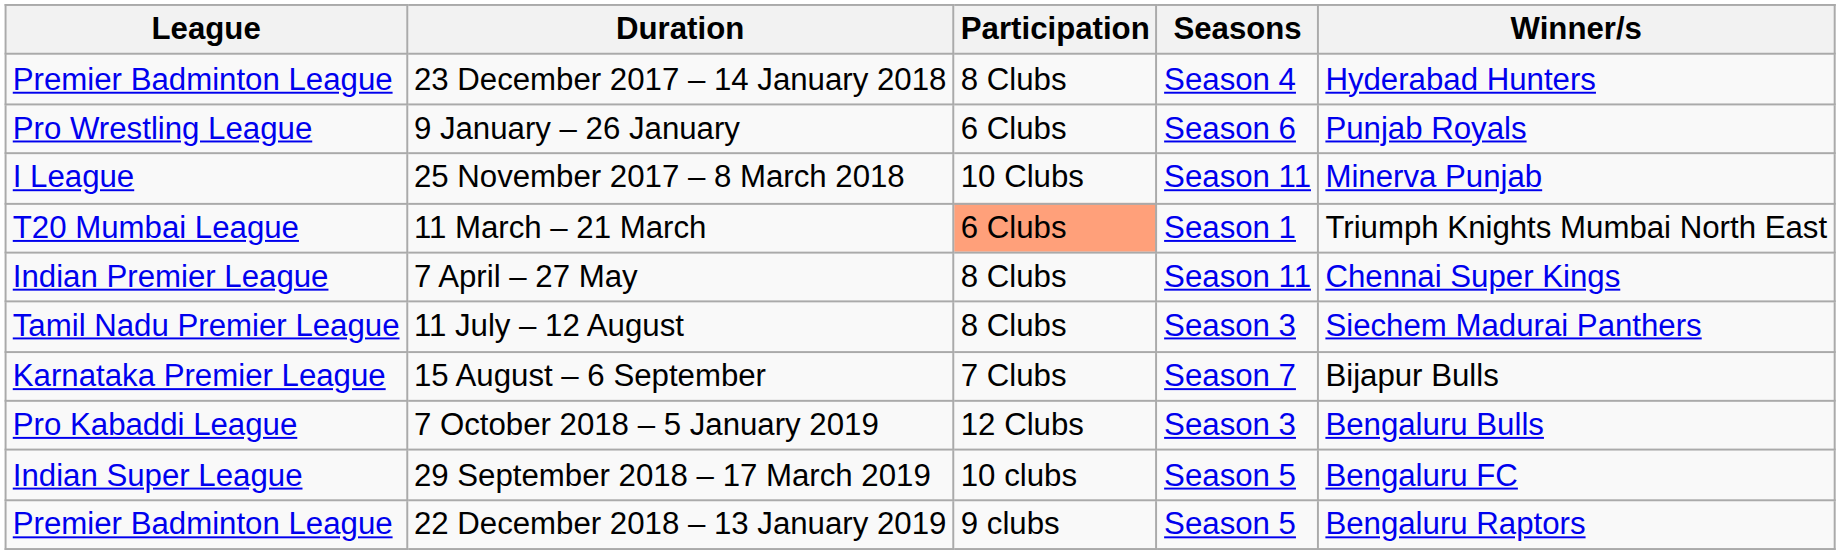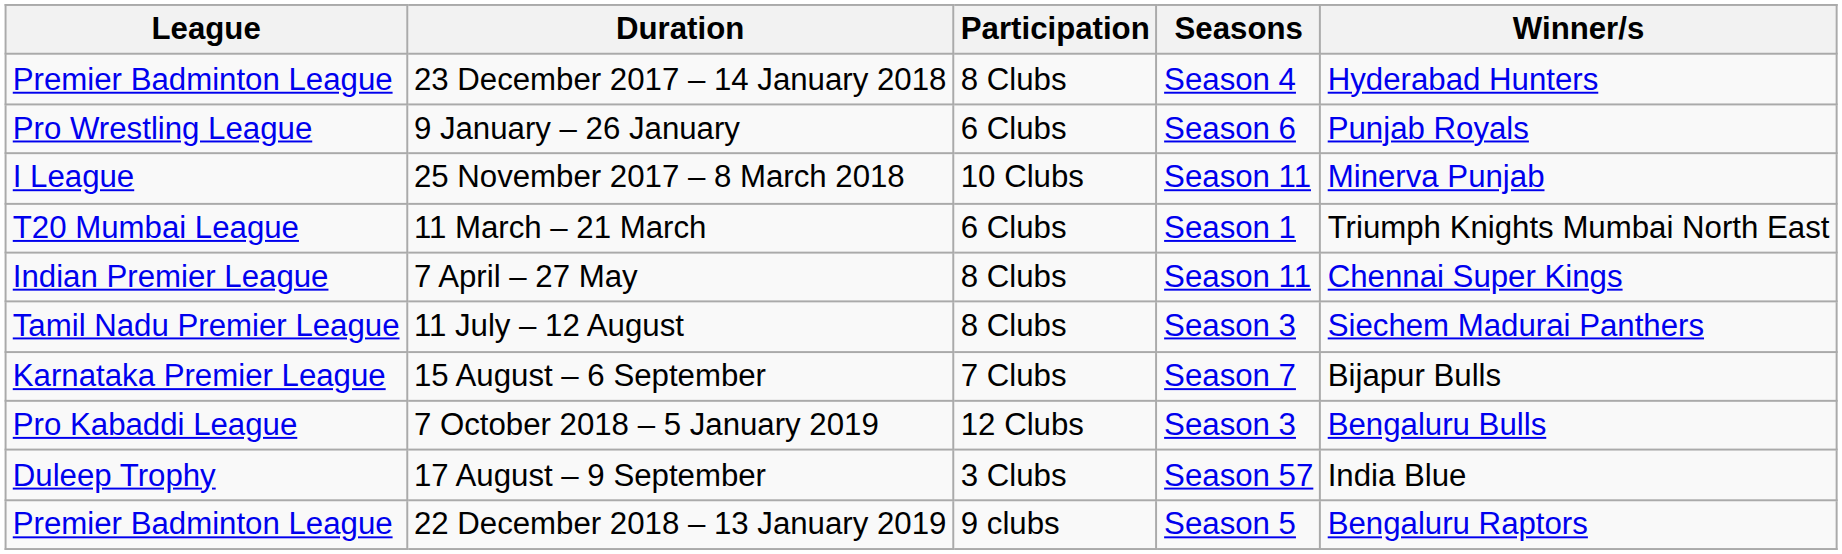(1014, 227) lightsalmon background -> (1014, 227) no background
+ row: (590, 474)
- row: (672, 474)
